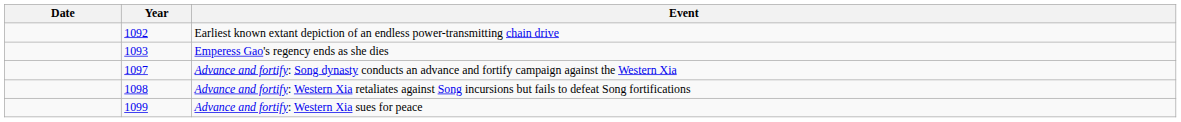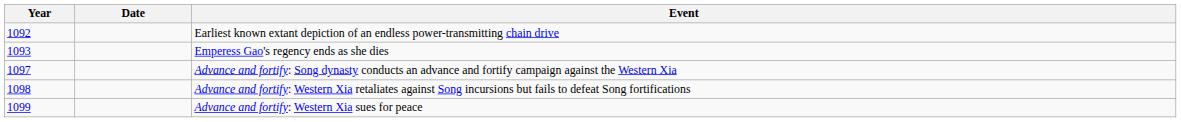columns swapped: (157, 13) <-> (63, 13)
